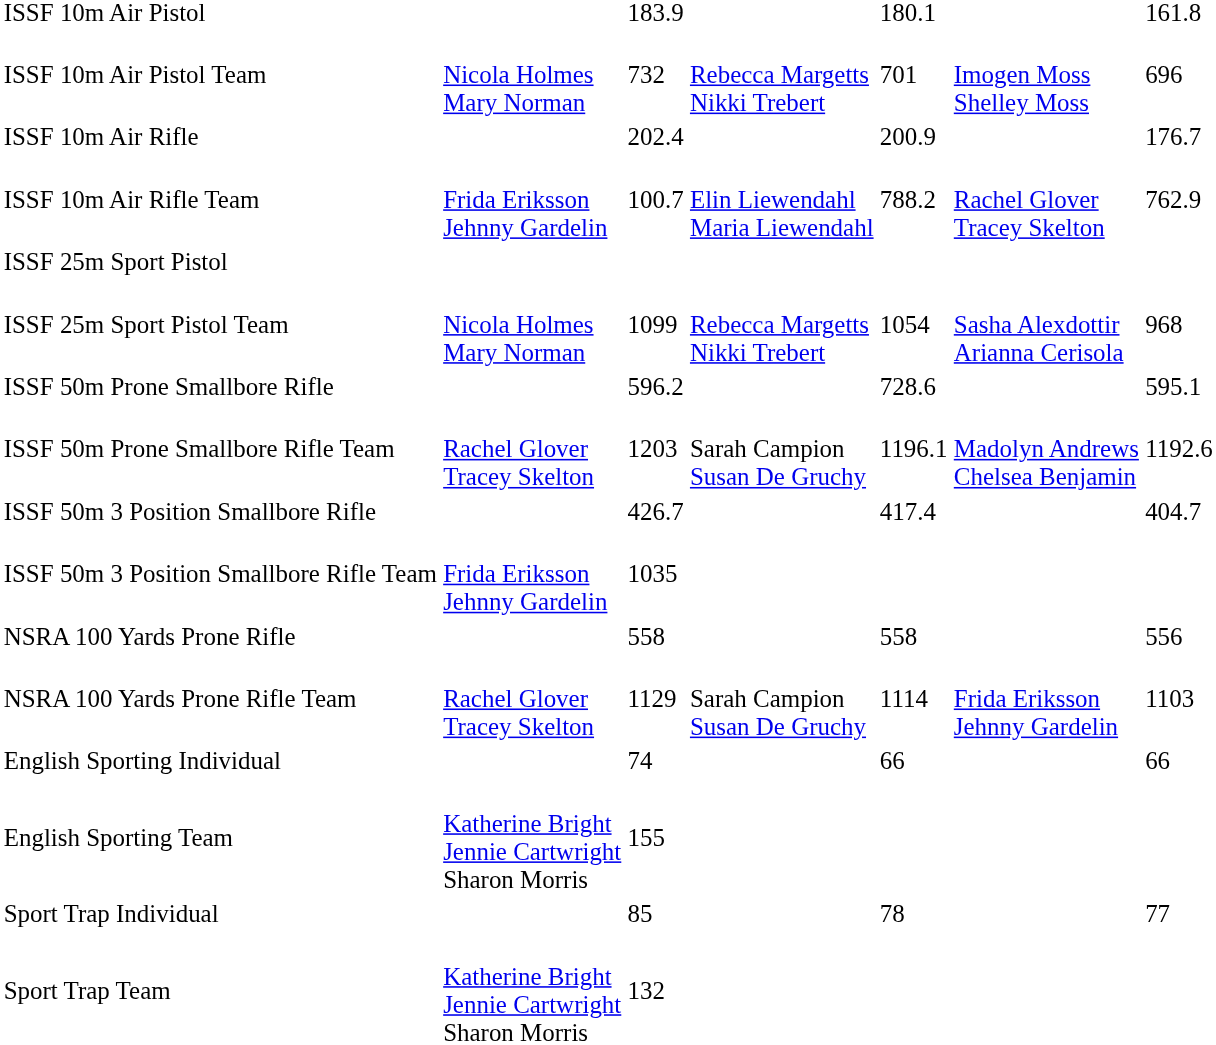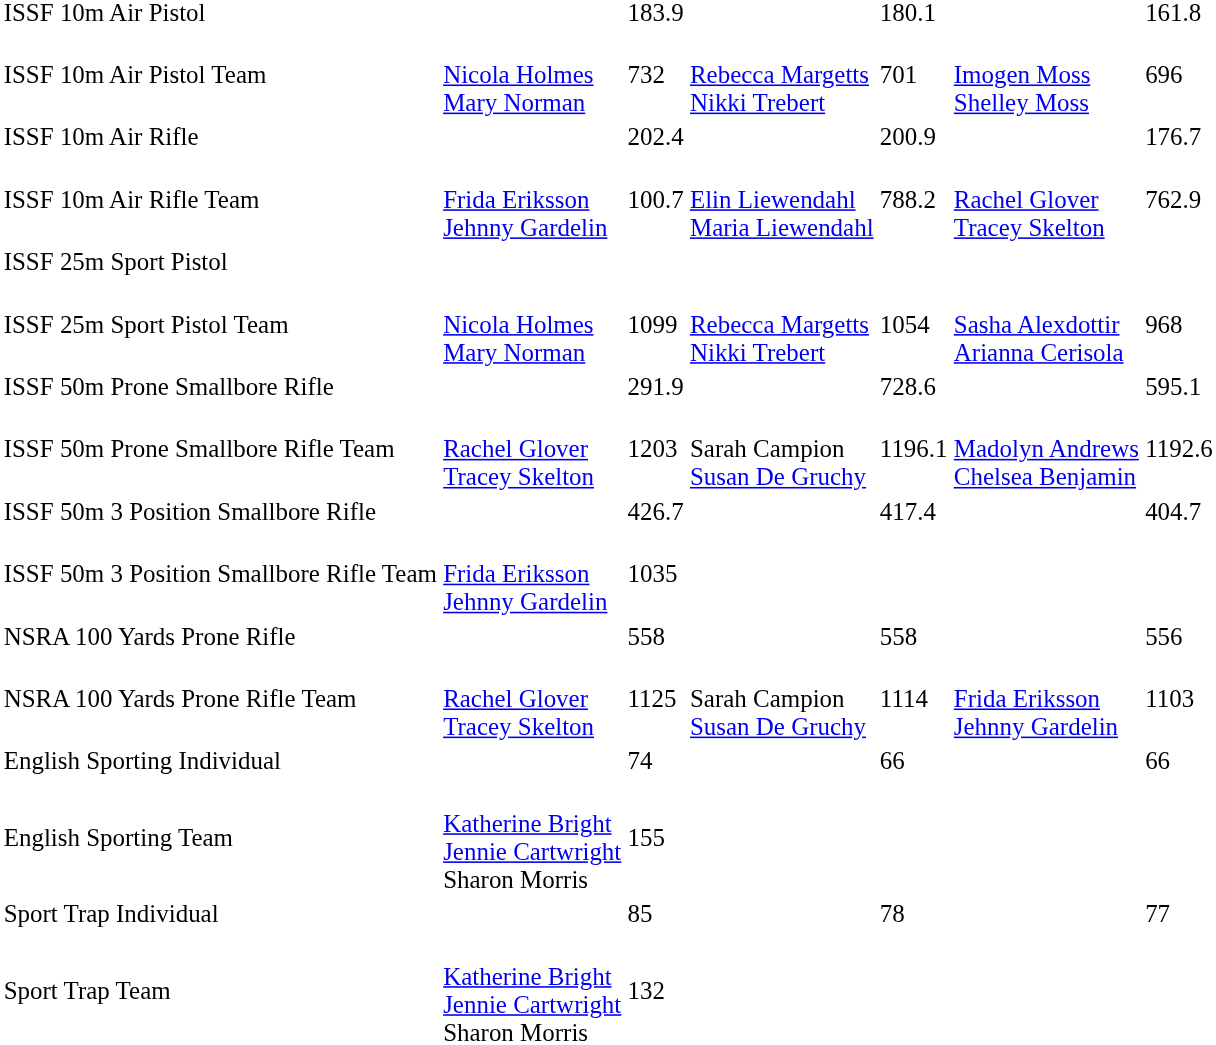(656, 386) 596.2 -> (656, 386) 291.9
(652, 698) 1129 -> (652, 698) 1125
